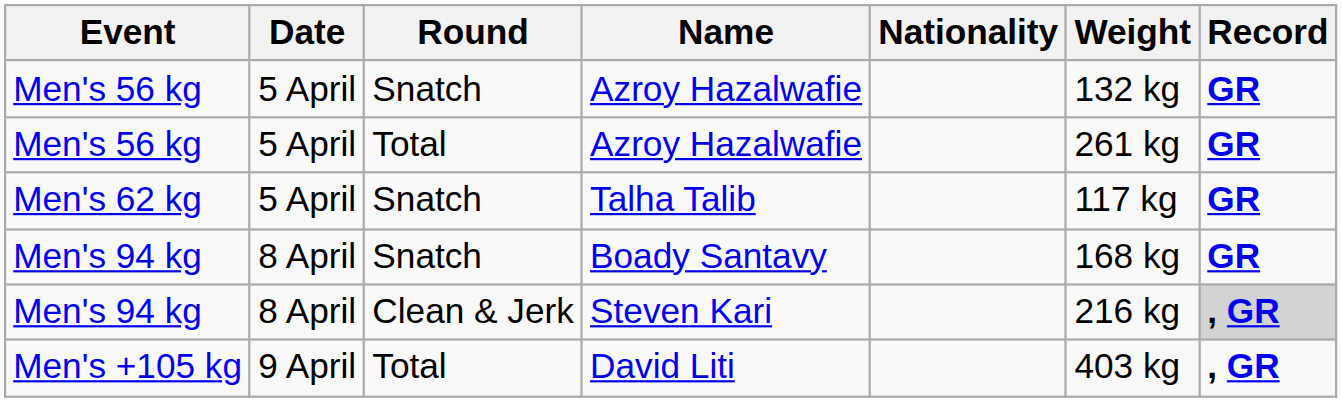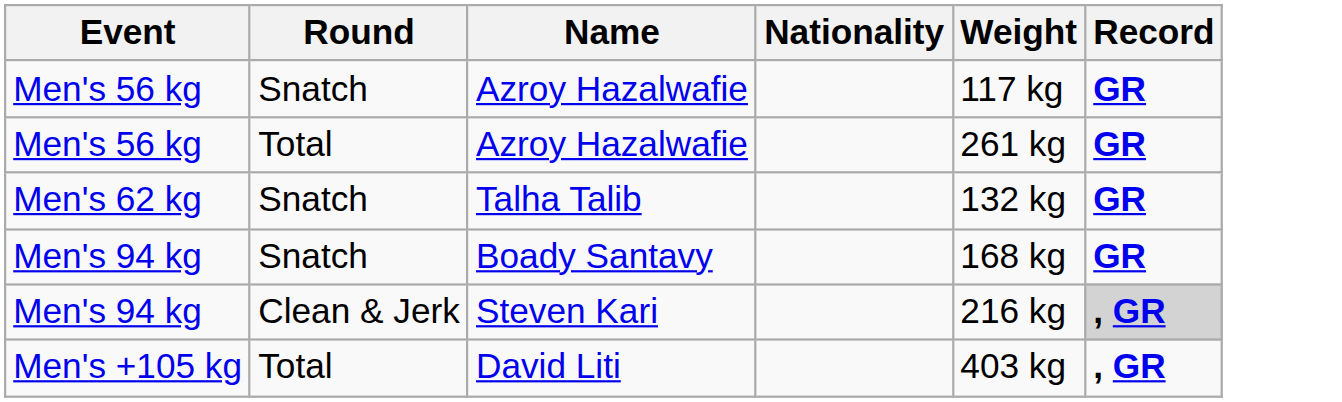- column: (307, 32)
(1127, 88) 132 kg -> (1012, 88) 117 kg
(1126, 199) 117 kg -> (1013, 199) 132 kg
